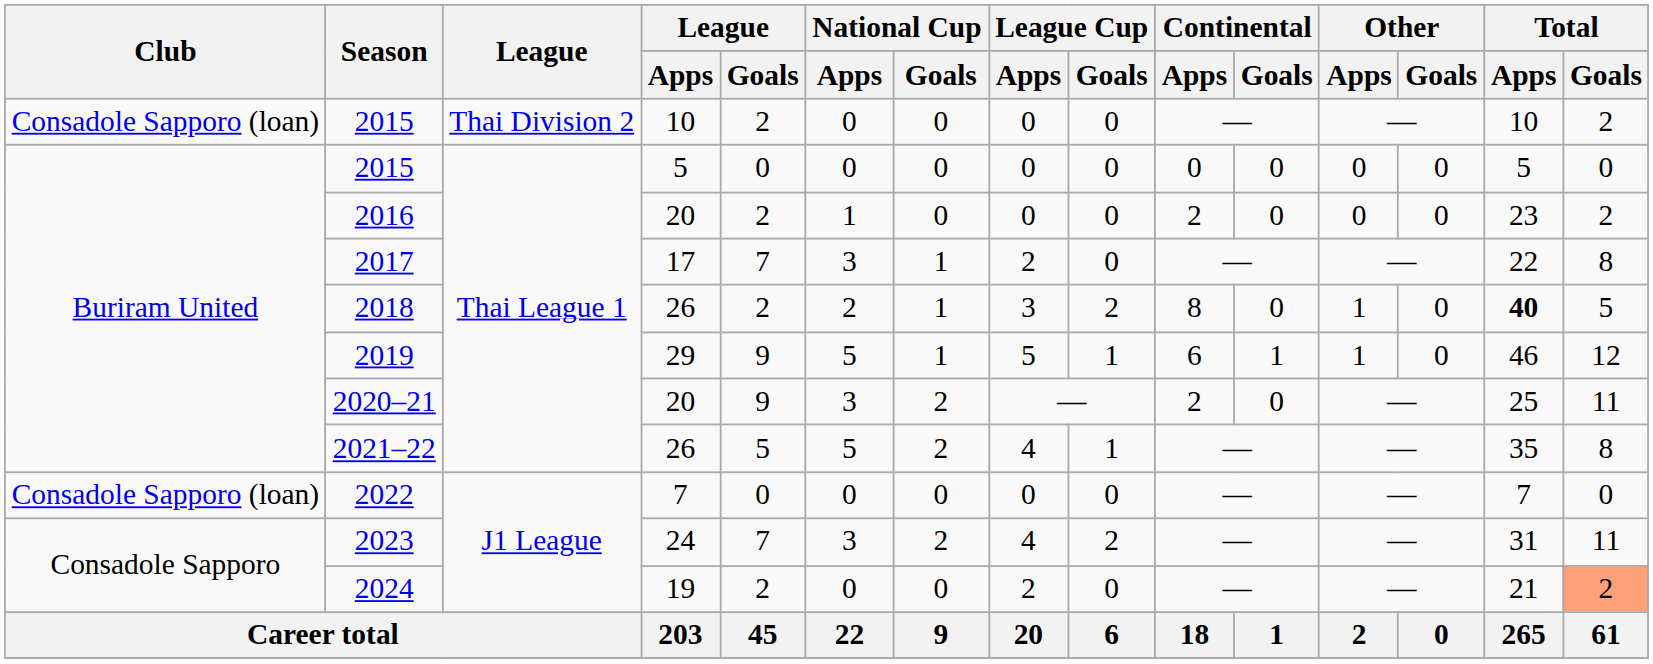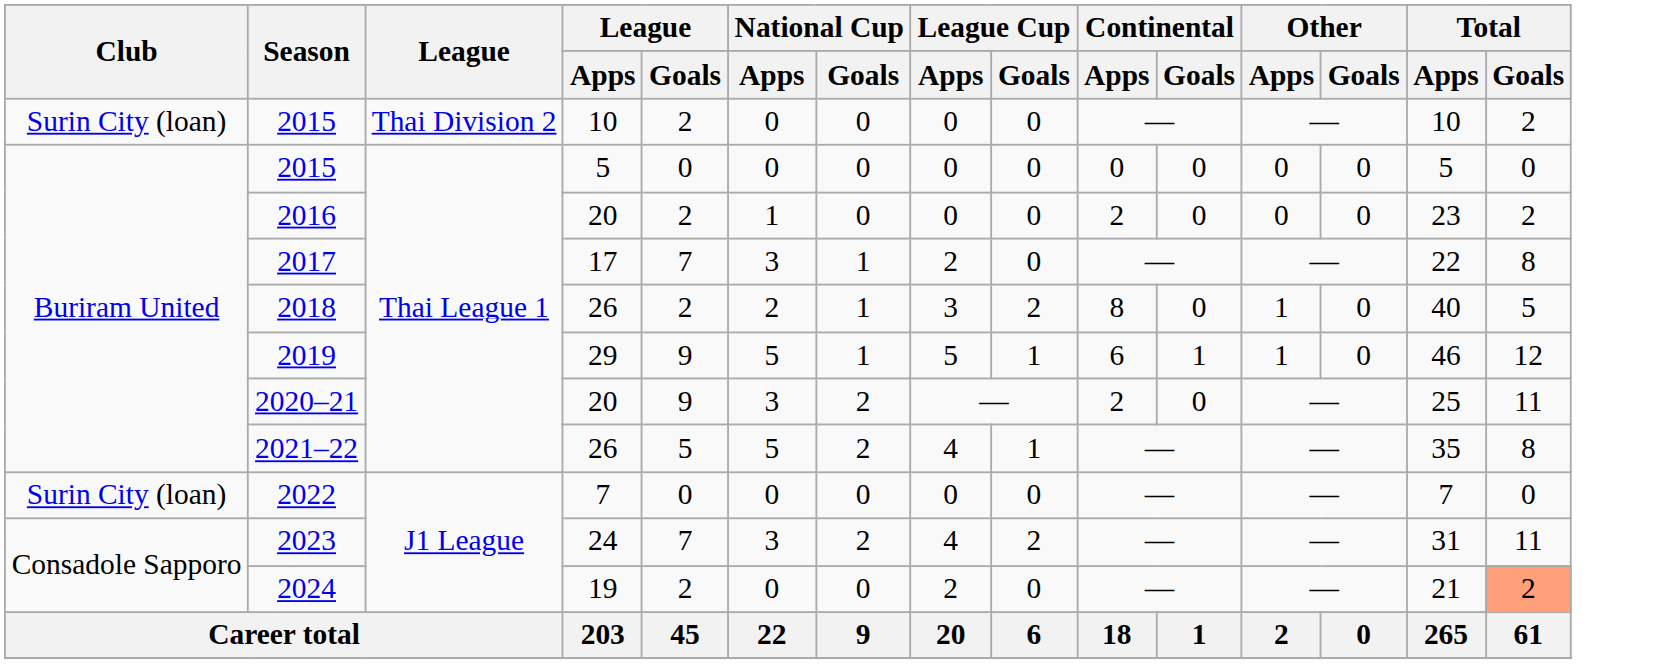(165, 121) Consadole Sapporo (loan) -> (127, 121) Surin City (loan)
(1524, 307) bold -> (1446, 307) normal
(165, 494) Consadole Sapporo (loan) -> (127, 494) Surin City (loan)
